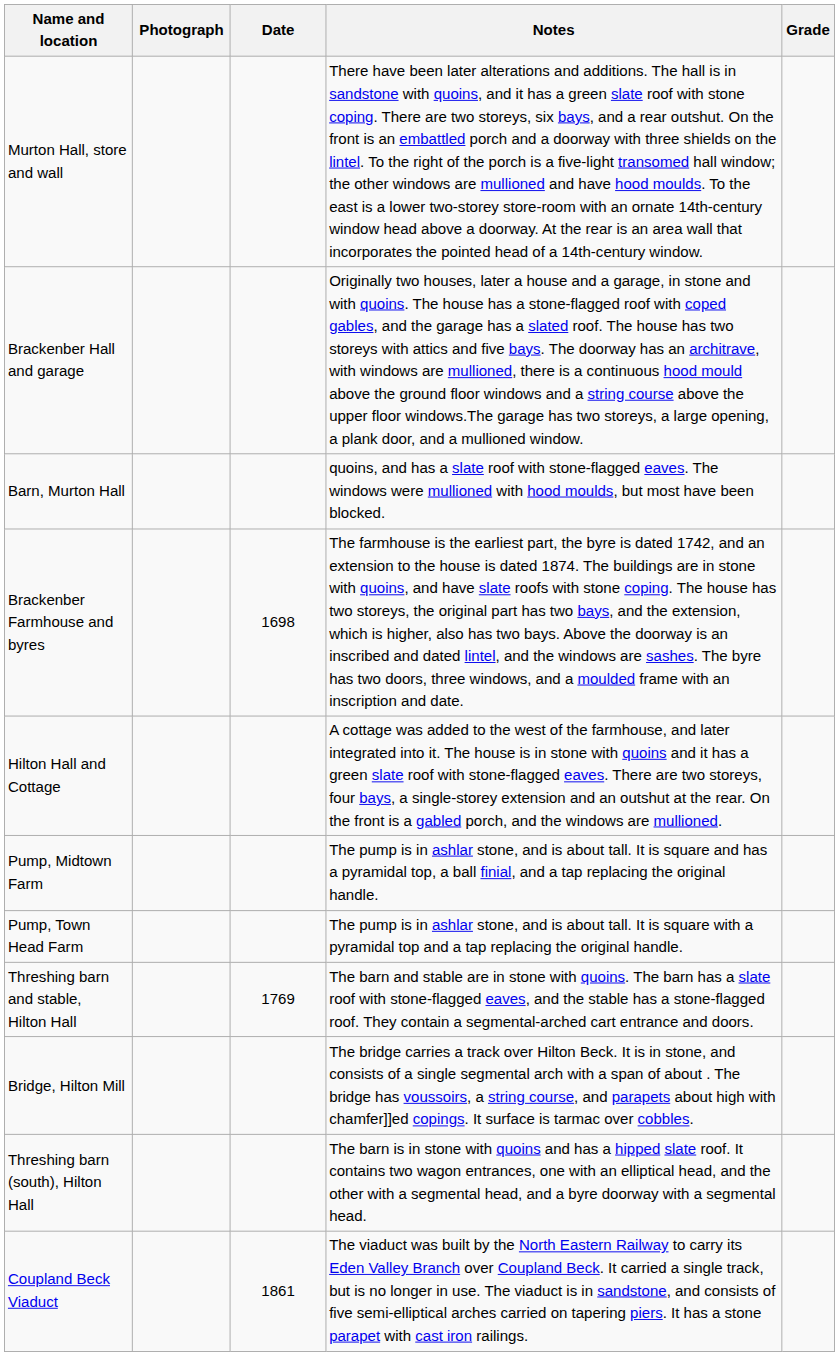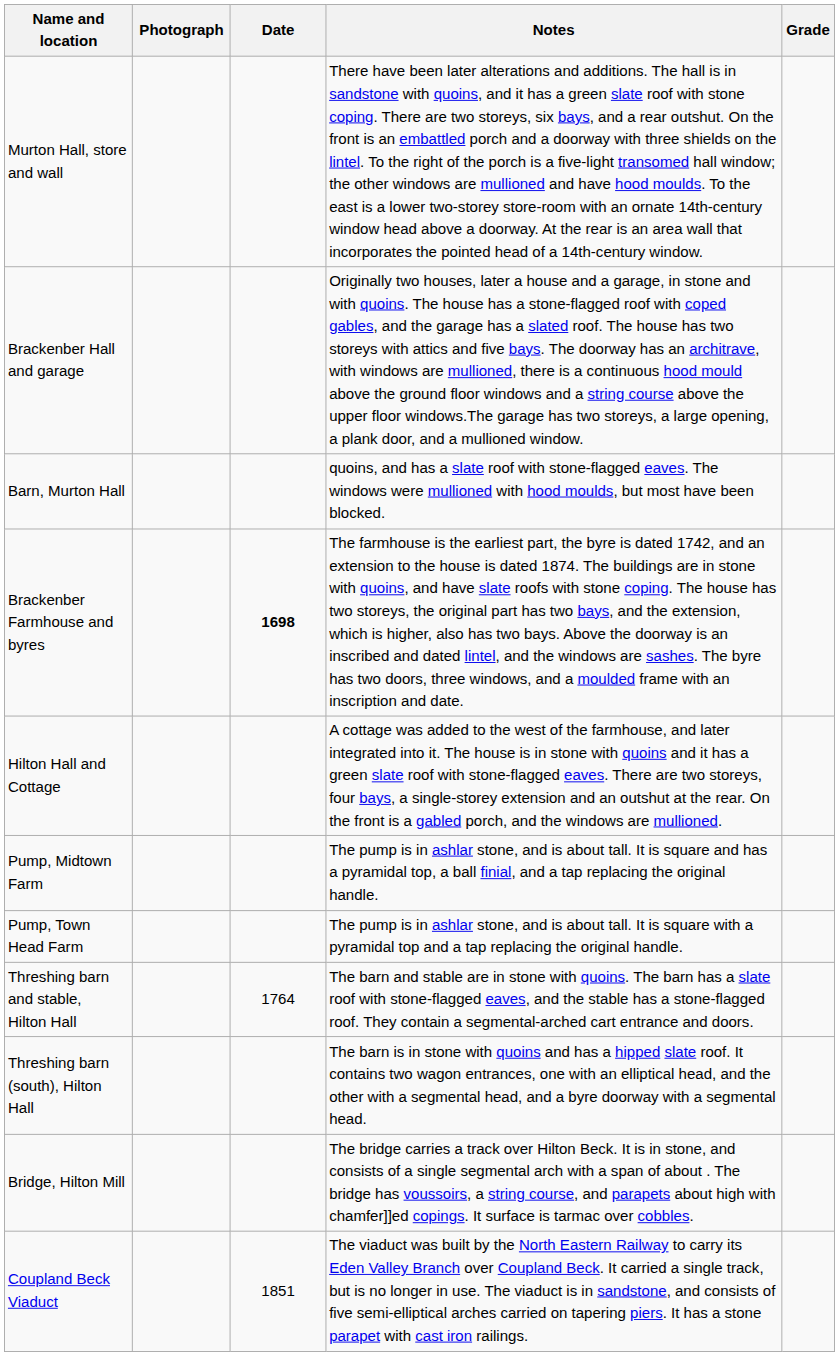(278, 622) normal -> (278, 622) bold
(278, 999) 1769 -> (278, 999) 1764
rows swapped: (66, 1085) <-> (59, 1182)
(278, 1291) 1861 -> (278, 1291) 1851
